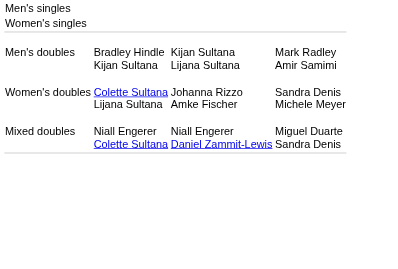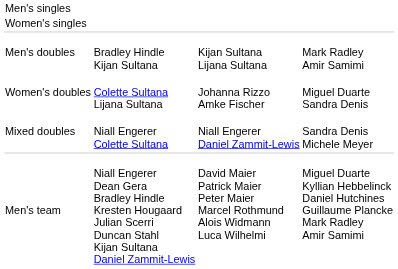(310, 98) Sandra Denis Michele Meyer -> (336, 98) Miguel Duarte Sandra Denis
(309, 138) Miguel Duarte Sandra Denis -> (338, 138) Sandra Denis Michele Meyer
+ row: (33, 210)
